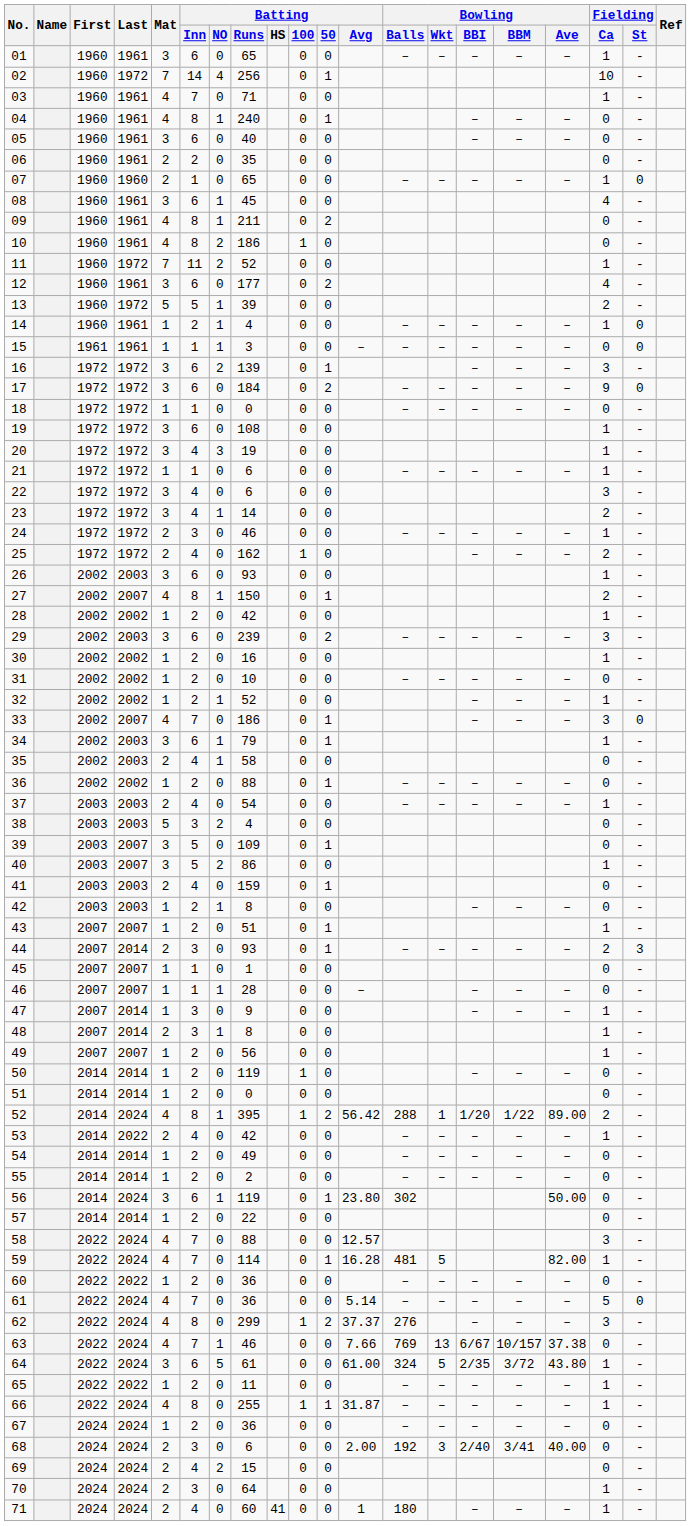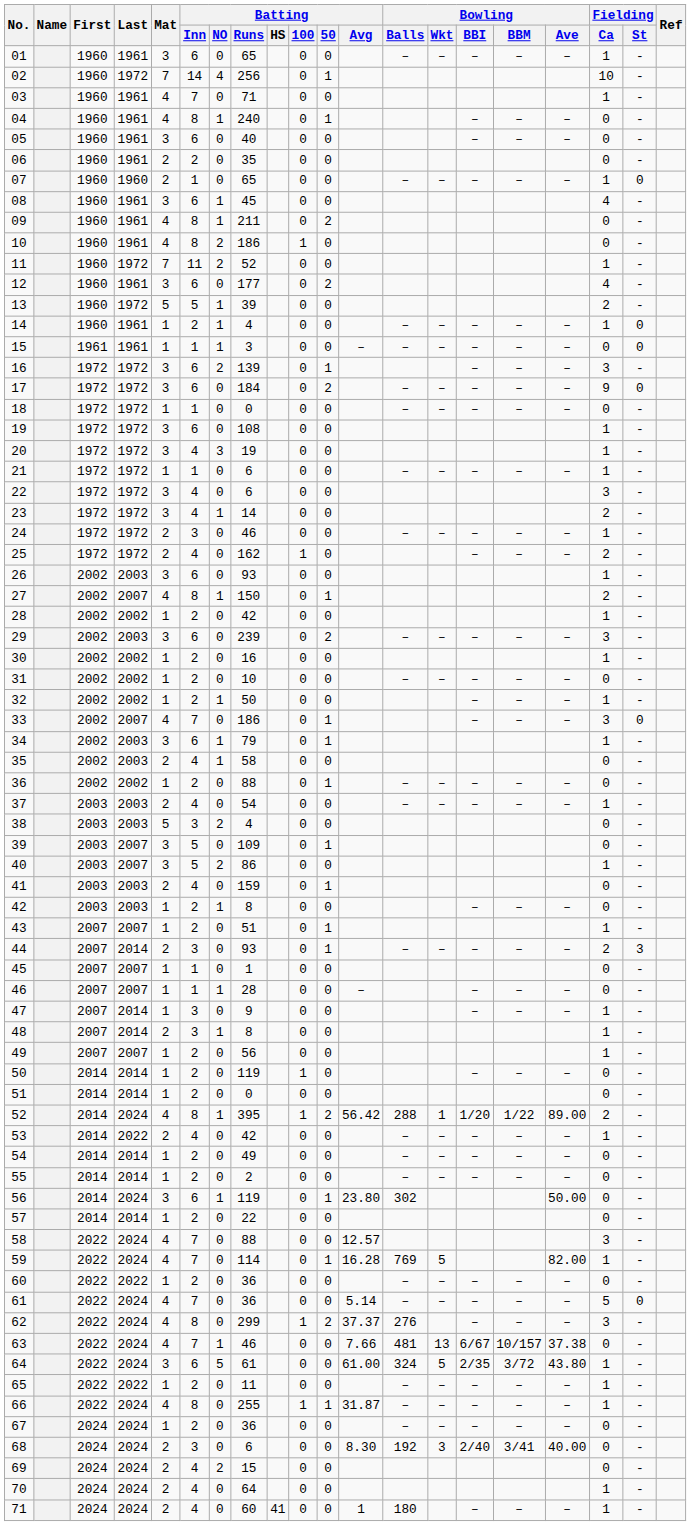(249, 700) 52 -> (249, 700) 50
(405, 1261) 481 -> (405, 1261) 769
(405, 1344) 769 -> (405, 1344) 481
(361, 1448) 2.00 -> (361, 1448) 8.30
(195, 1489) 3 -> (195, 1489) 4
